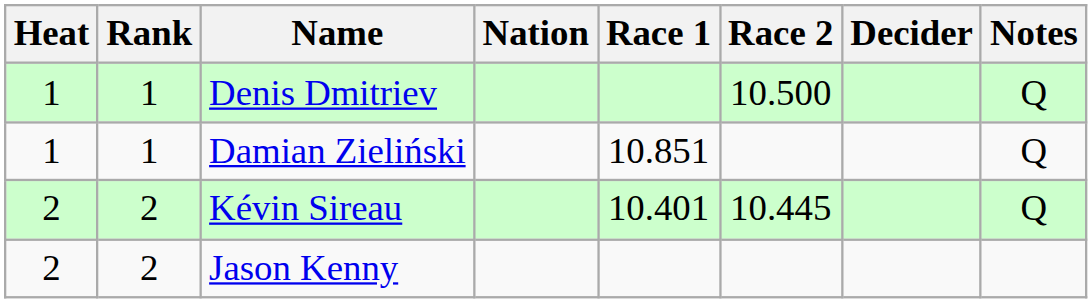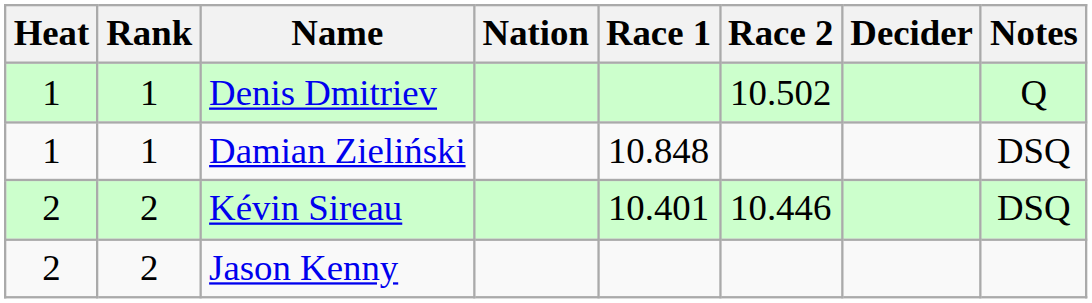(781, 92) 10.500 -> (781, 92) 10.502
(658, 150) 10.851 -> (658, 150) 10.848
(1034, 150) Q -> (1034, 150) DSQ
(781, 208) 10.445 -> (781, 208) 10.446
(1034, 208) Q -> (1034, 208) DSQ
